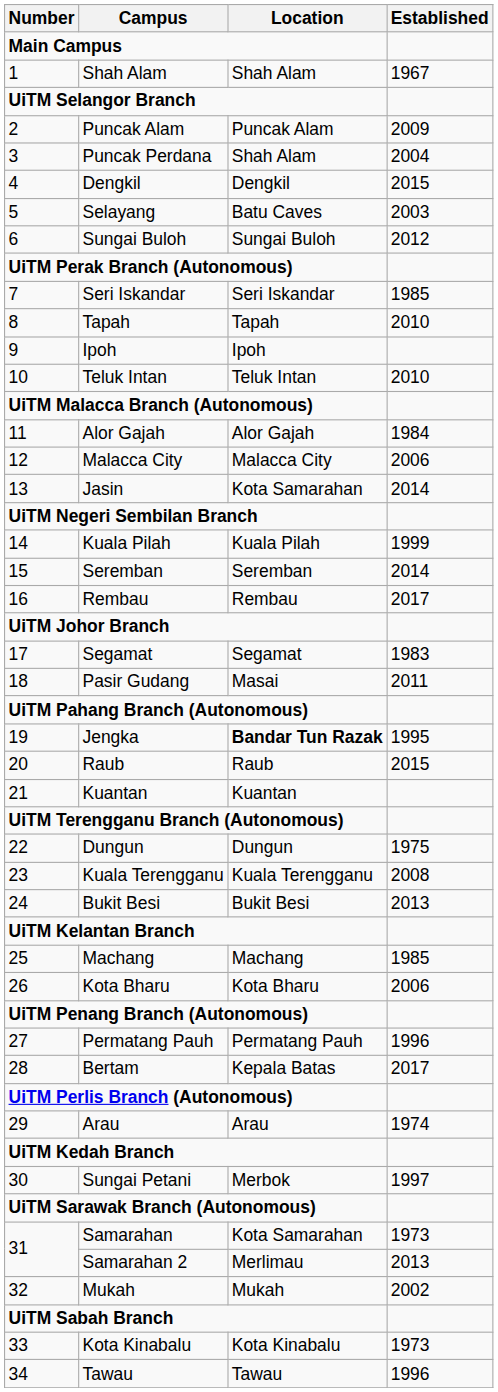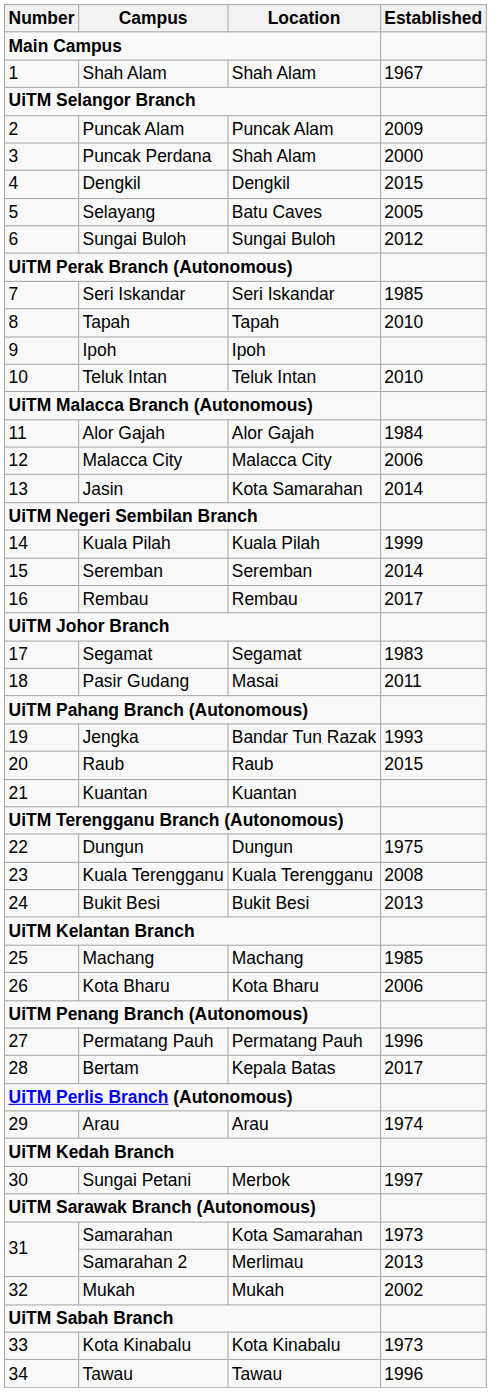(410, 156) 2004 -> (404, 156) 2000
(410, 211) 2003 -> (404, 211) 2005
(307, 737) bold -> (304, 737) normal
(410, 737) 1995 -> (404, 737) 1993
